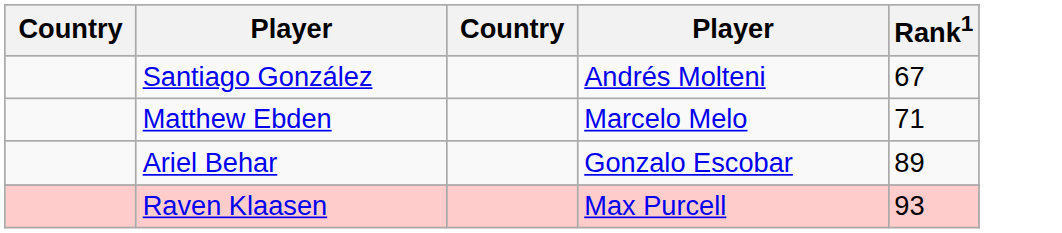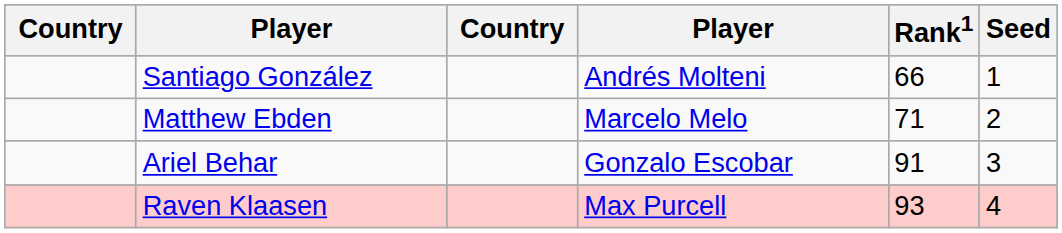+ column: (1018, 29)
(909, 76) 67 -> (909, 76) 66
(909, 162) 89 -> (909, 162) 91
